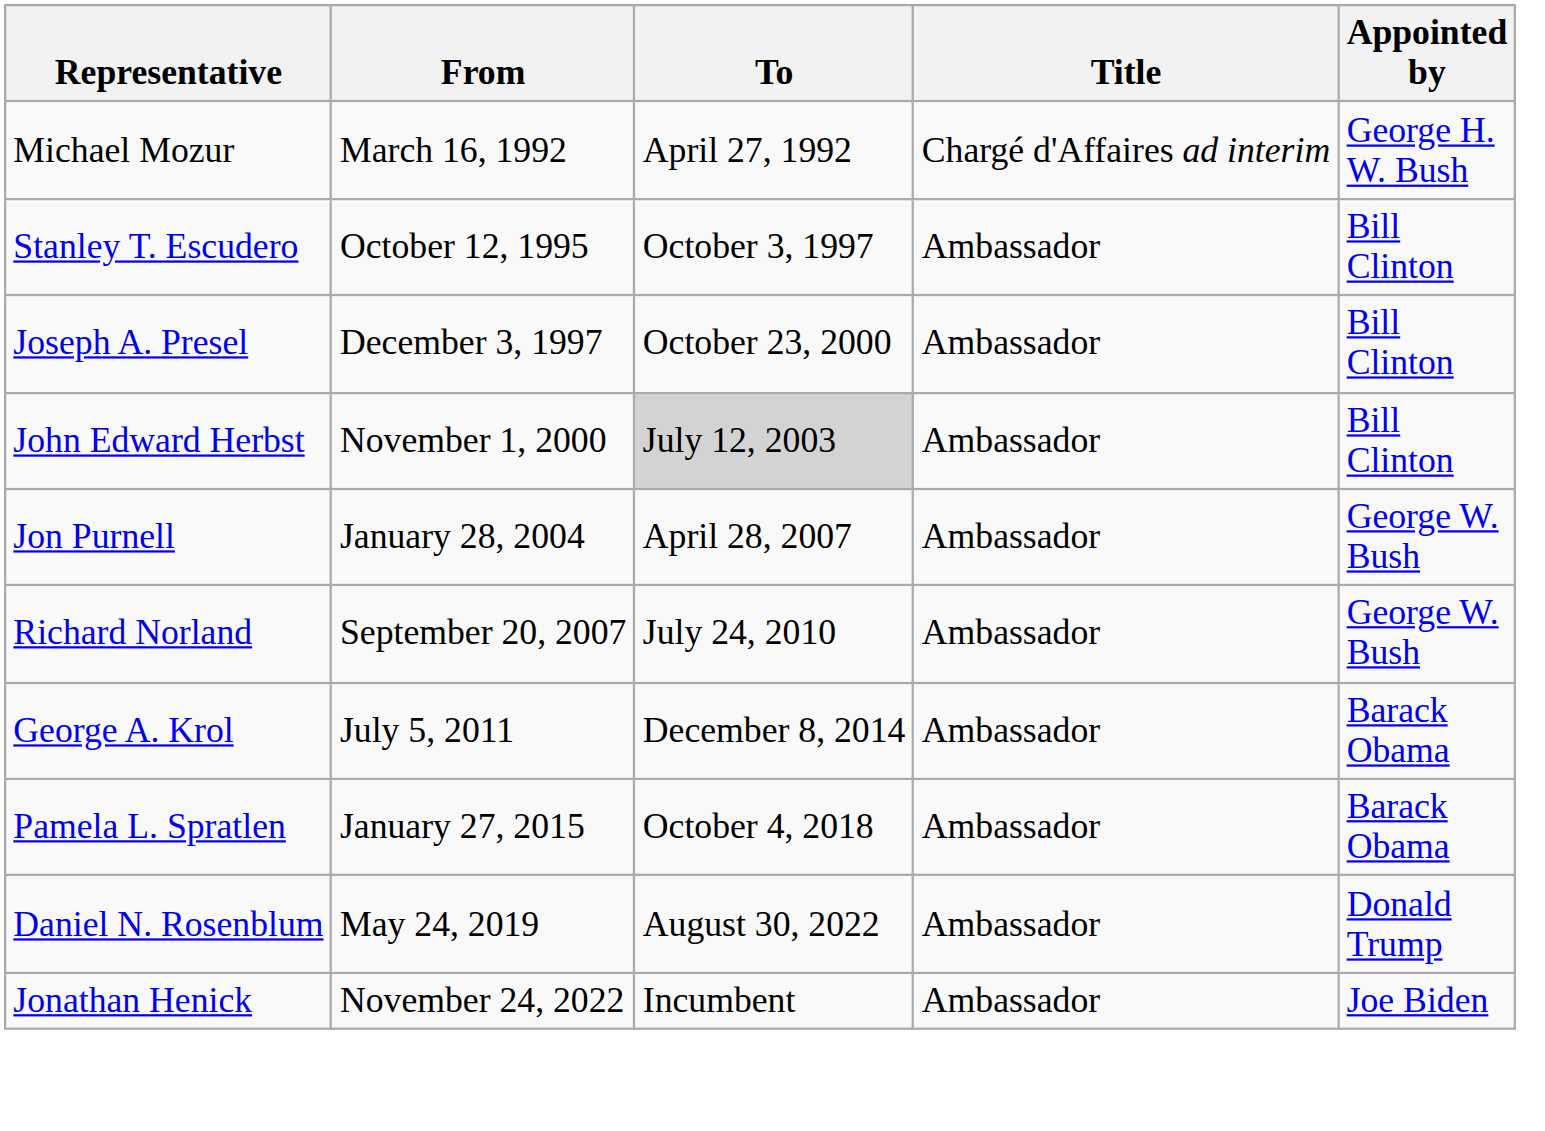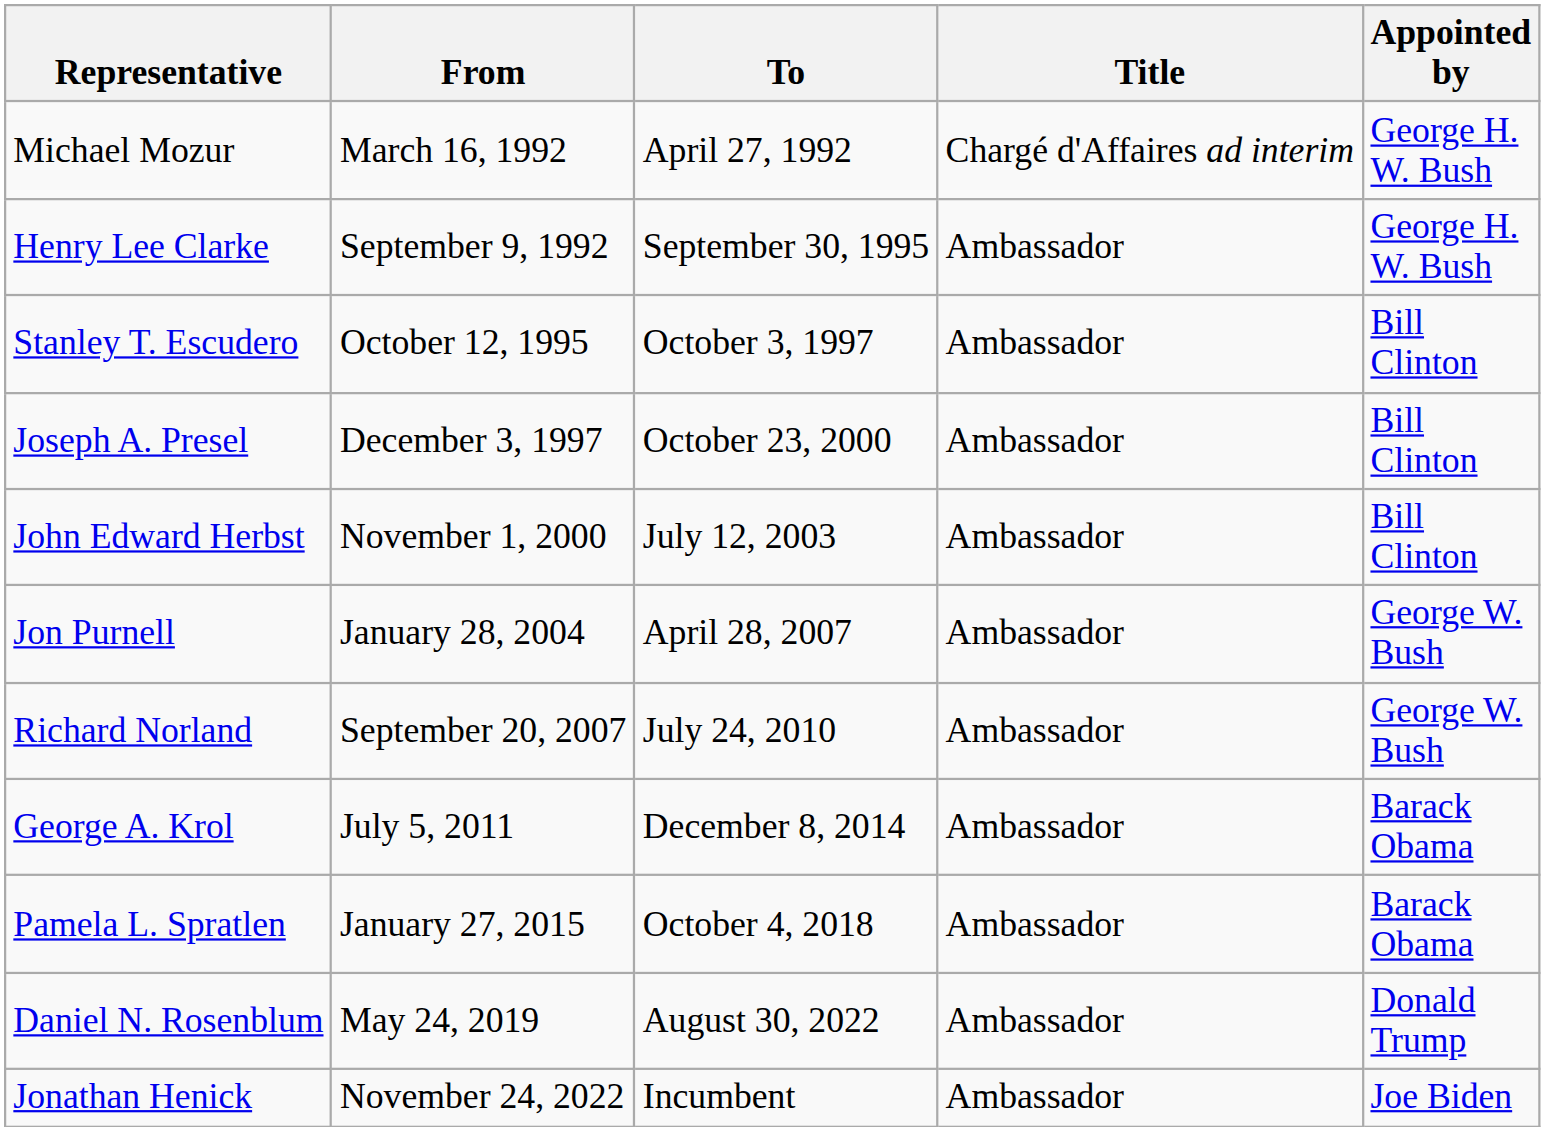+ row: (141, 246)
(739, 439) lightgrey background -> (739, 536) no background
